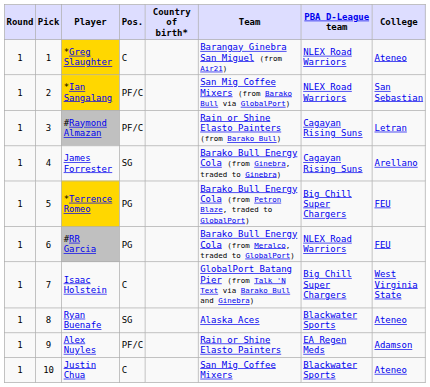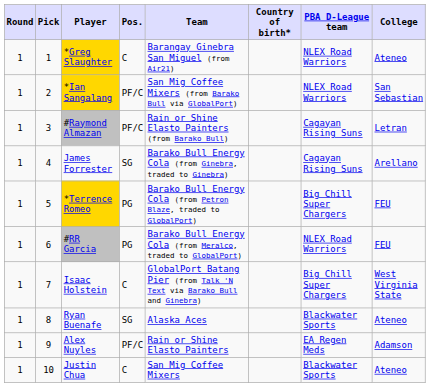columns swapped: (172, 22) <-> (250, 22)
